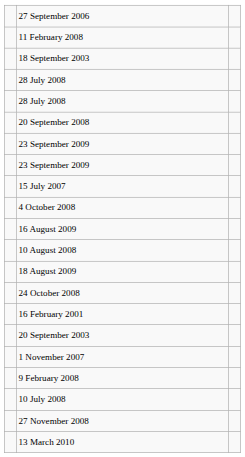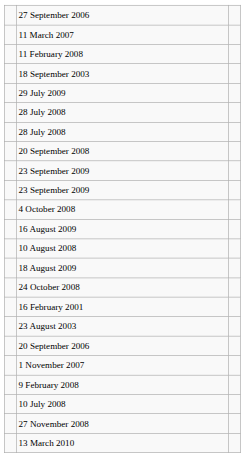+ row: (10, 35)
+ row: (10, 93)
- row: (10, 186)
+ row: (10, 326)
- row: (10, 336)
+ row: (10, 346)
